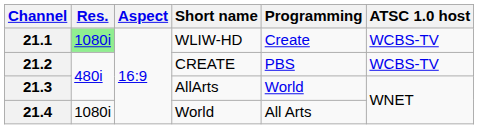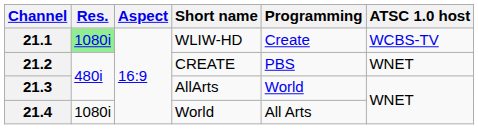(404, 64) WCBS-TV -> (392, 64) WNET
